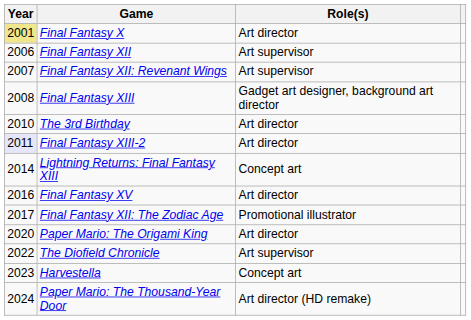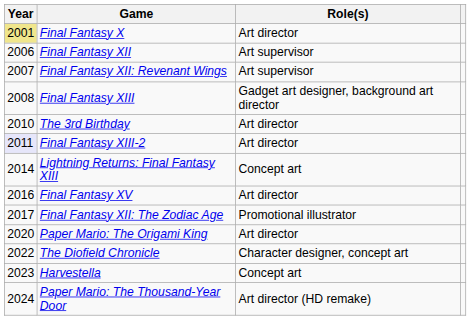(276, 253) Art supervisor -> (323, 253) Character designer, concept art
